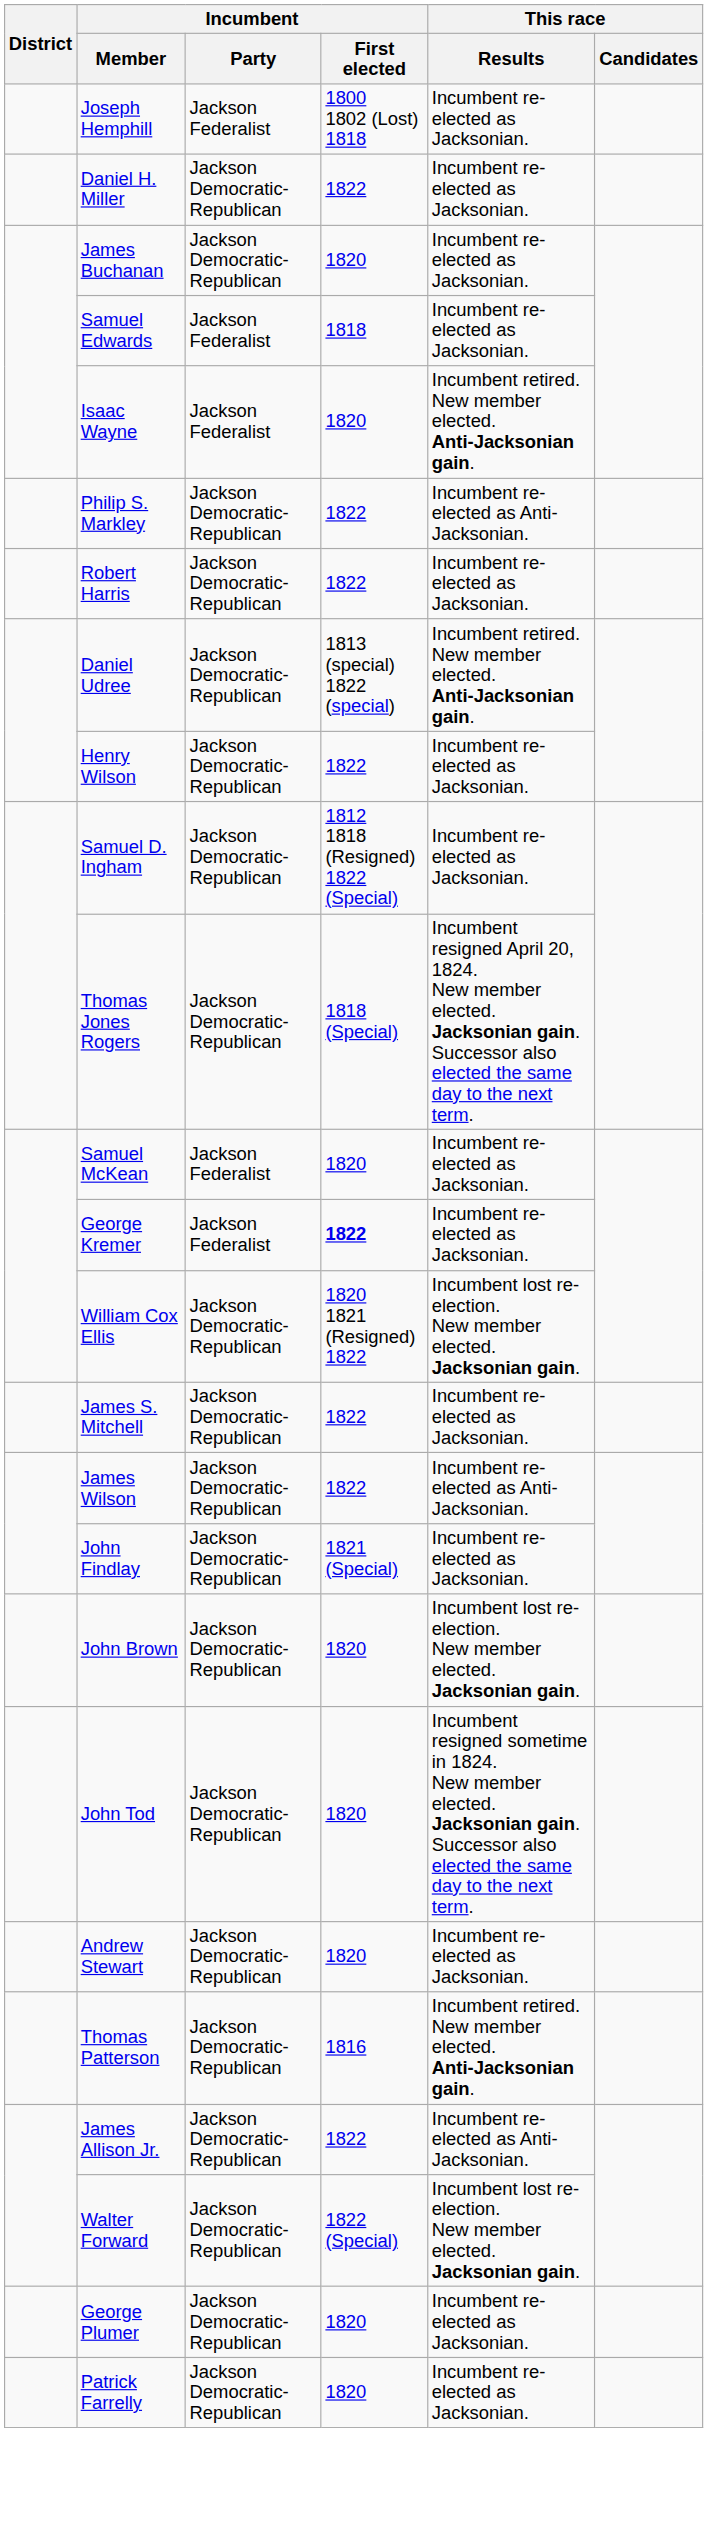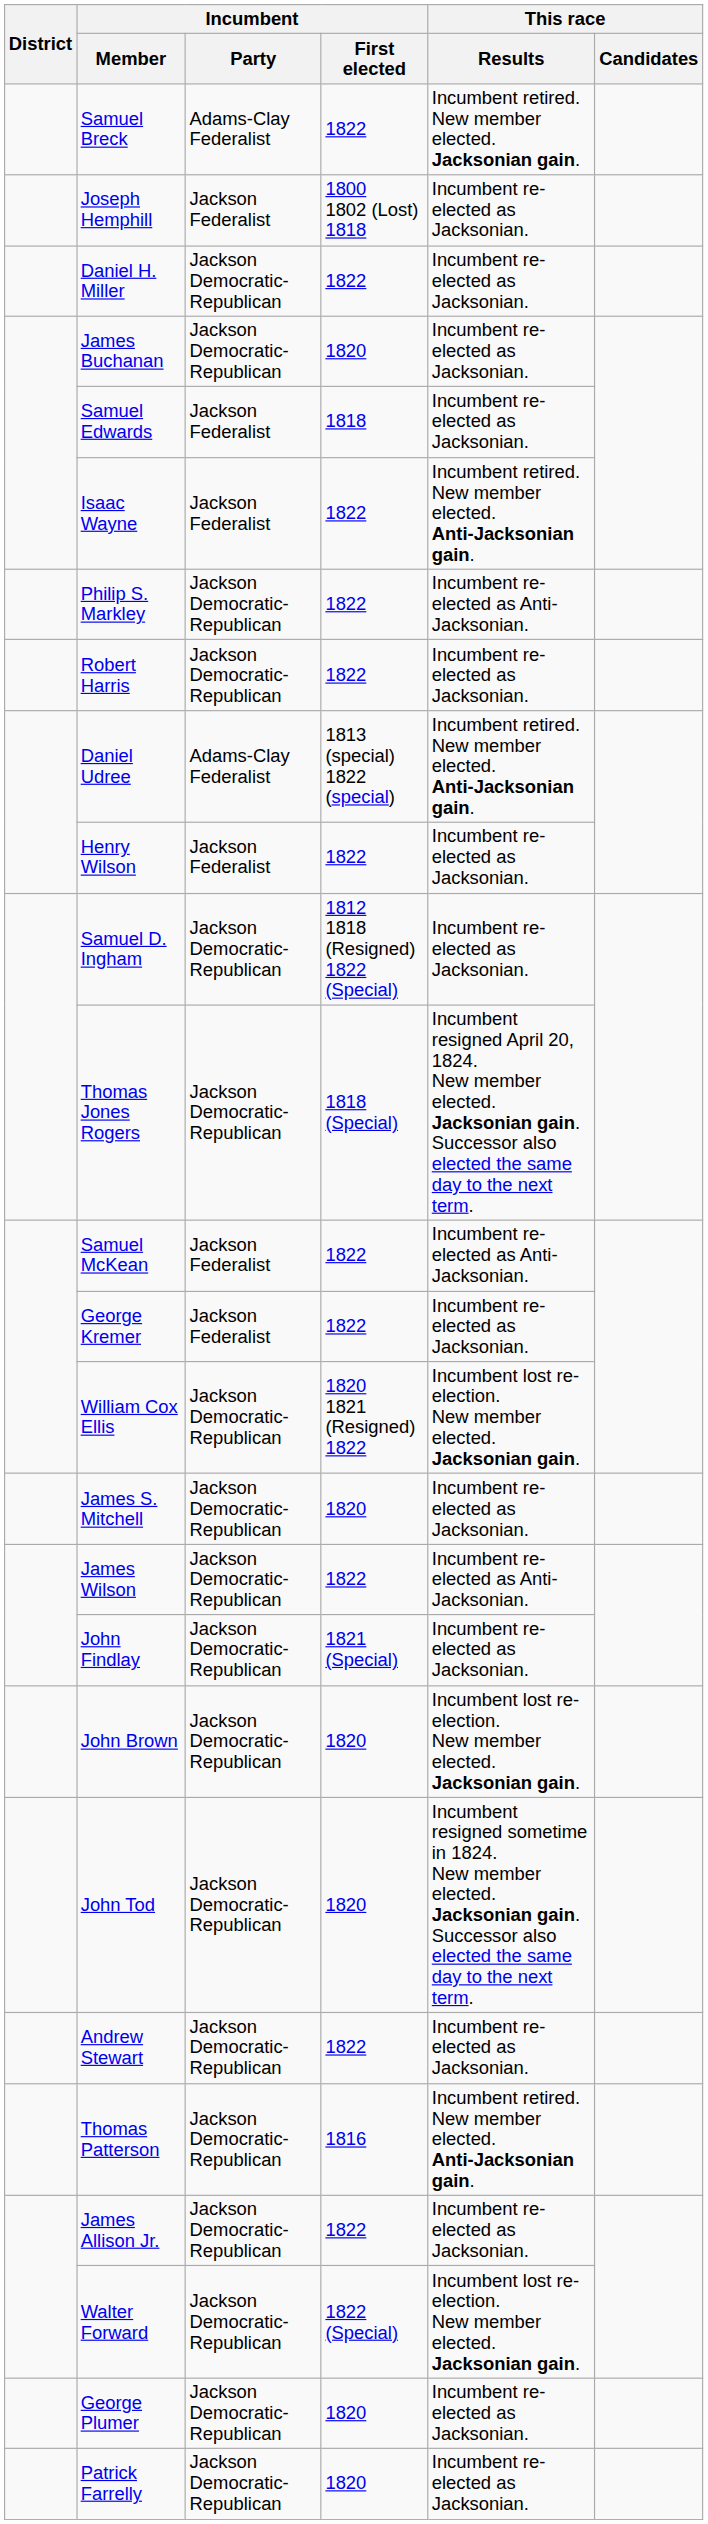+ row: (112, 129)
(346, 421) 1820 -> (346, 513) 1822
(239, 675) Jackson Democratic-Republican -> (240, 766) Adams-Clay Federalist
(239, 766) Jackson Democratic-Republican -> (230, 857) Jackson Federalist
(346, 1164) 1820 -> (346, 1255) 1822
(489, 1164) Incumbent re-elected as Jacksonian. -> (495, 1255) Incumbent re-elected as Anti-Jacksonian.
(346, 1234) bold -> (346, 1326) normal
(346, 1417) 1822 -> (346, 1508) 1820
(346, 1956) 1820 -> (346, 2047) 1822
(495, 2139) Incumbent re-elected as Anti-Jacksonian. -> (489, 2230) Incumbent re-elected as Jacksonian.
